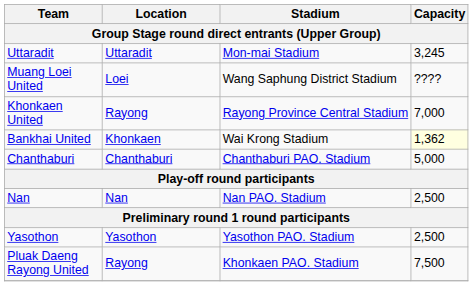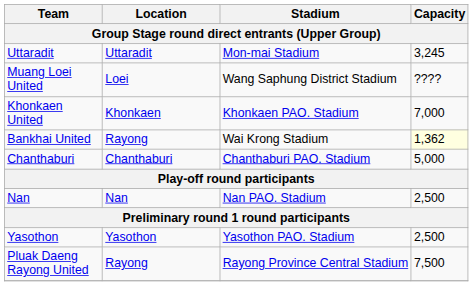(127, 113) Rayong -> (133, 113) Khonkaen
(315, 113) Rayong Province Central Stadium -> (291, 113) Khonkaen PAO. Stadium
(133, 139) Khonkaen -> (127, 139) Rayong
(291, 263) Khonkaen PAO. Stadium -> (315, 263) Rayong Province Central Stadium
